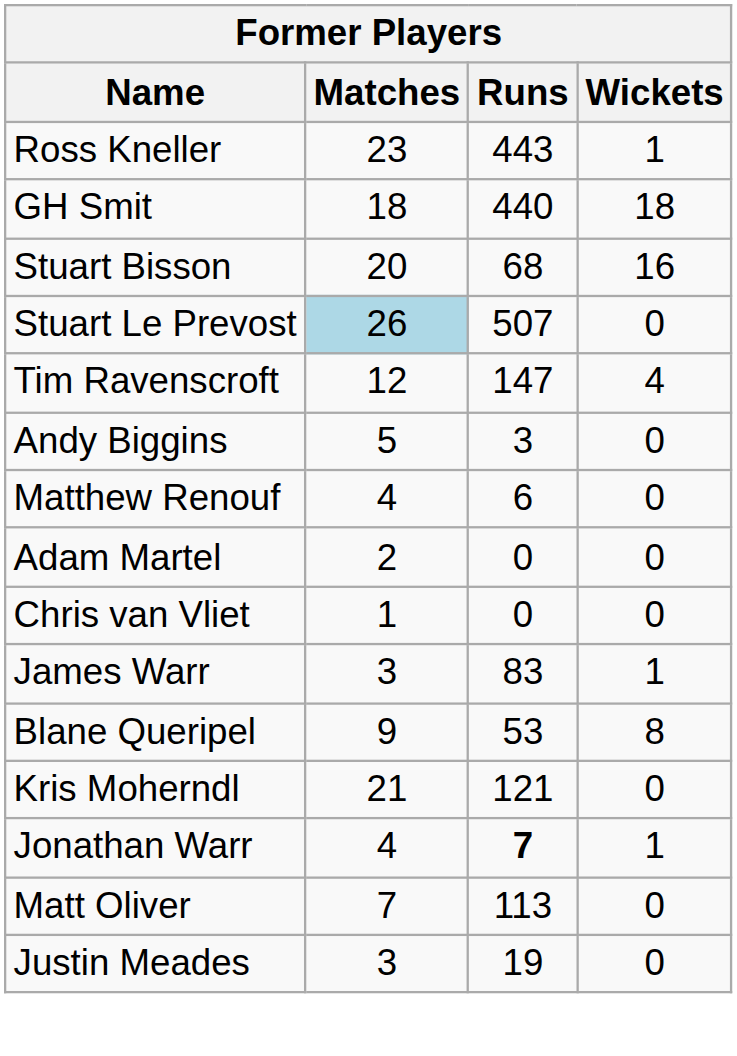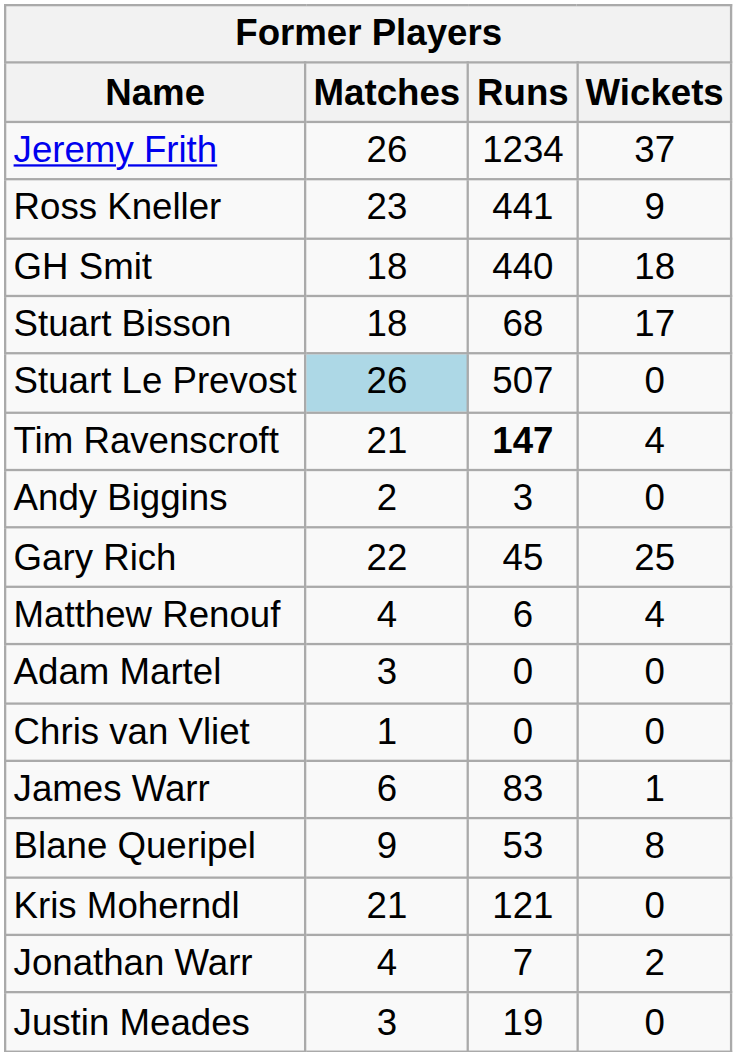+ row: (115, 149)
(523, 149) 443 -> (523, 207) 441
(655, 149) 1 -> (655, 207) 9
(387, 265) 20 -> (387, 324) 18
(655, 265) 16 -> (655, 324) 17
(387, 382) 12 -> (387, 440) 21
(523, 382) normal -> (523, 440) bold
(387, 440) 5 -> (387, 498) 2
+ row: (95, 556)
(655, 498) 0 -> (655, 614) 4
(387, 556) 2 -> (387, 672) 3
(387, 672) 3 -> (387, 788) 6
(523, 847) bold -> (523, 963) normal
(655, 847) 1 -> (655, 963) 2
- row: (102, 905)
